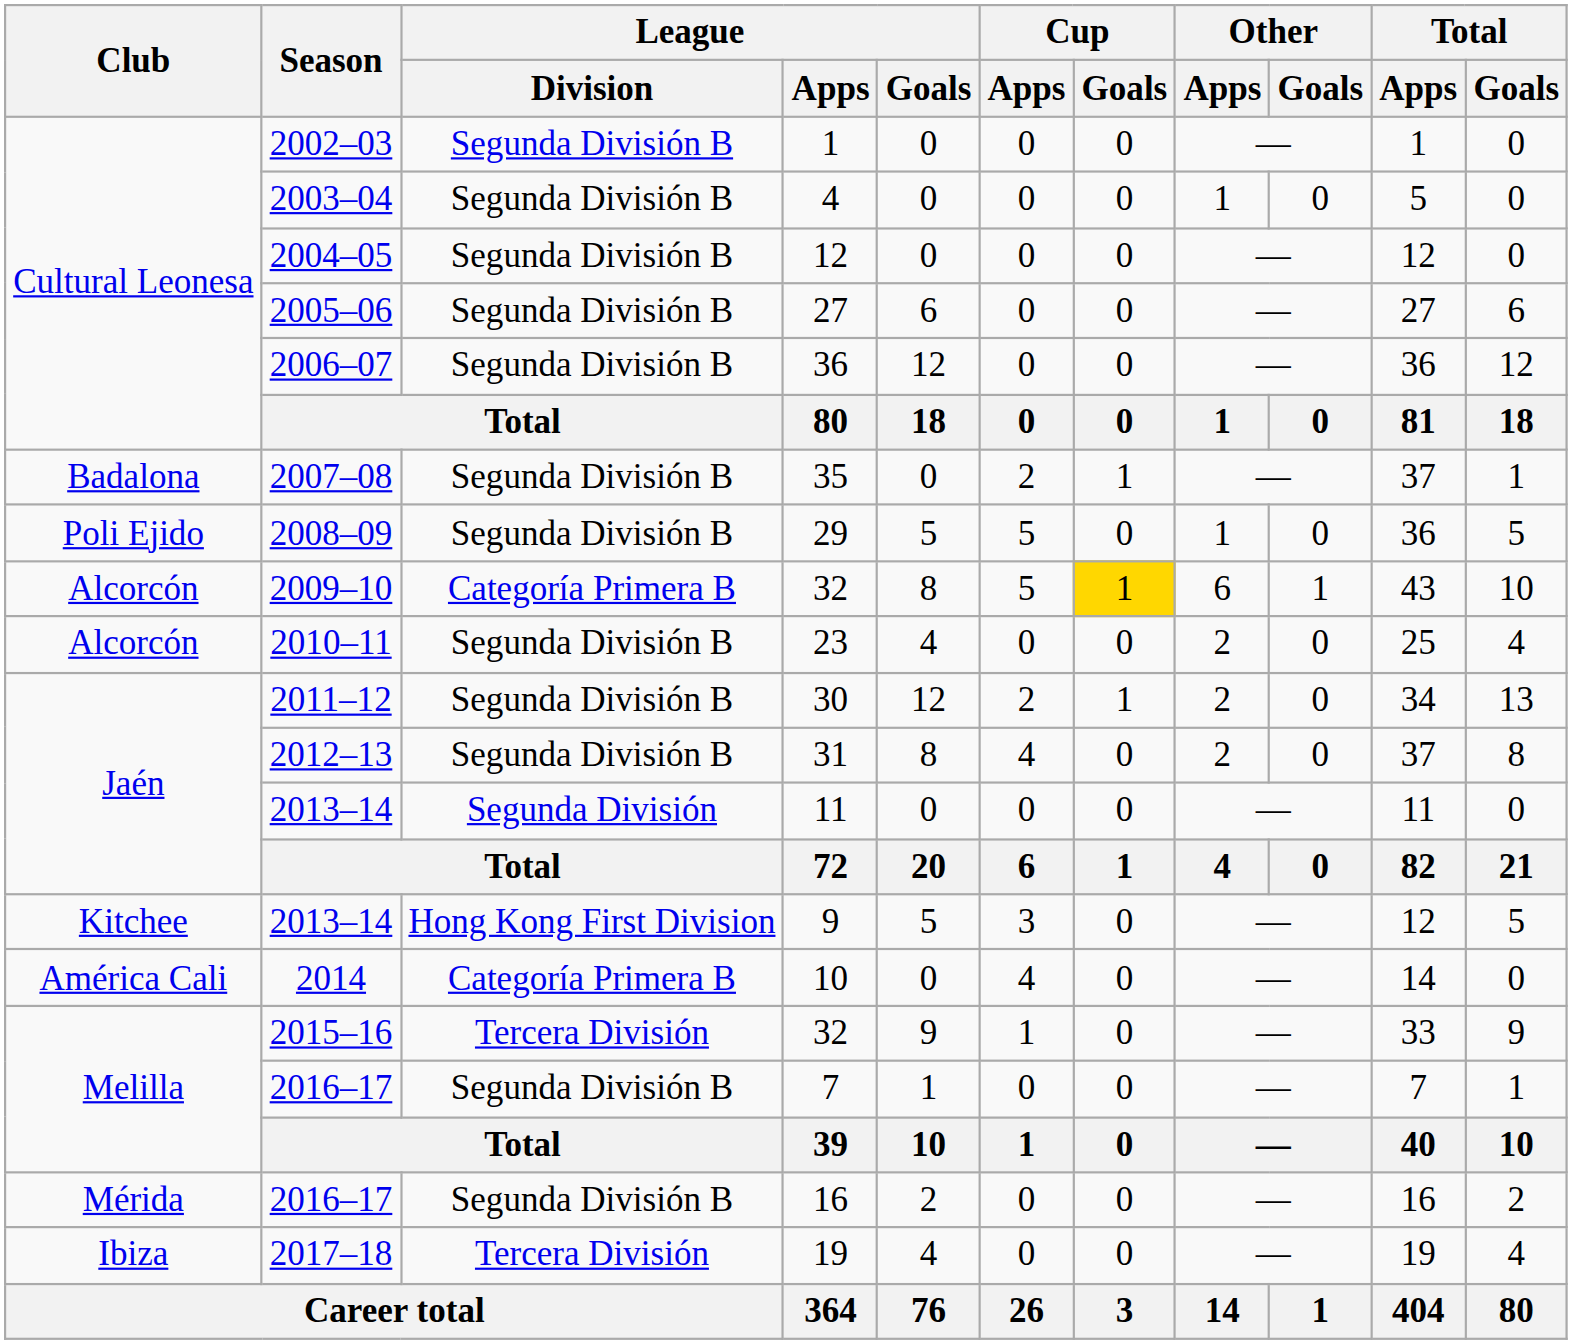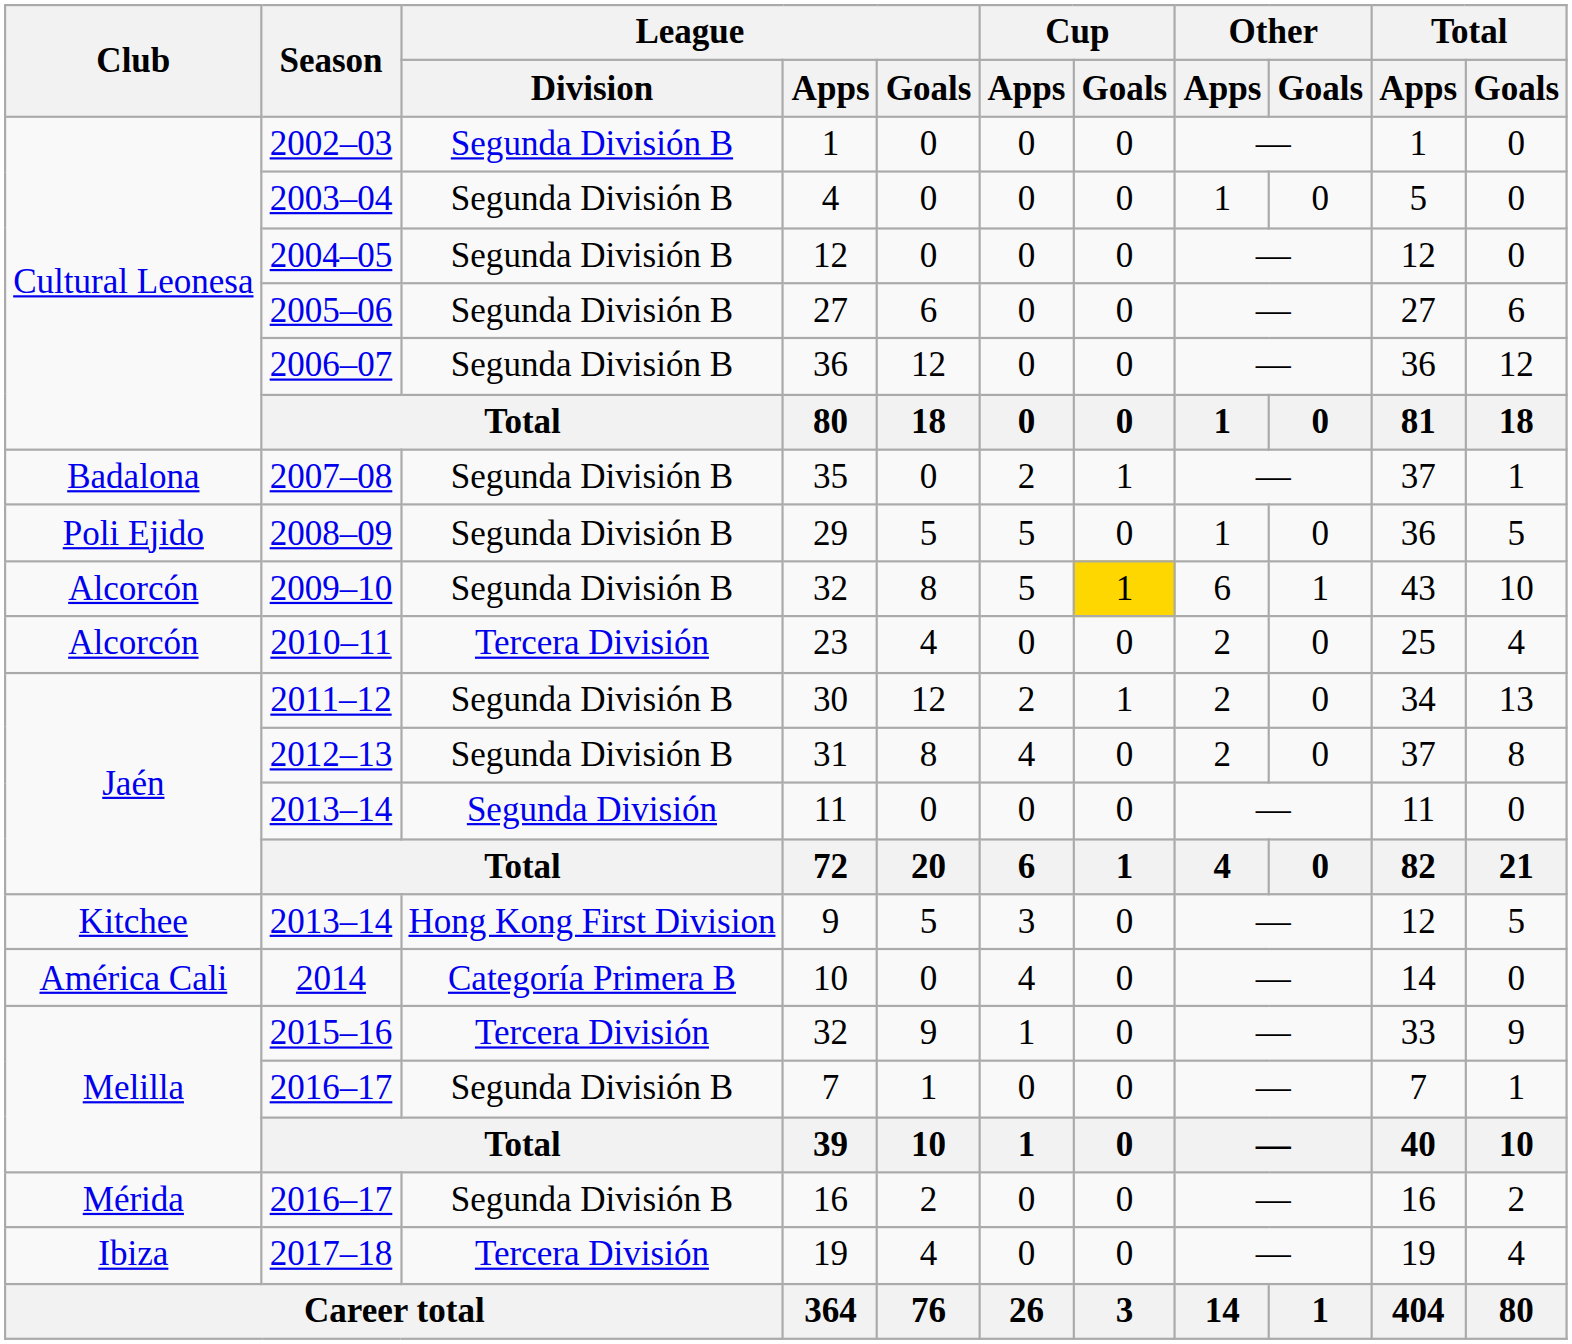(592, 587) Categoría Primera B -> (592, 587) Segunda División B
(592, 643) Segunda División B -> (592, 643) Tercera División
